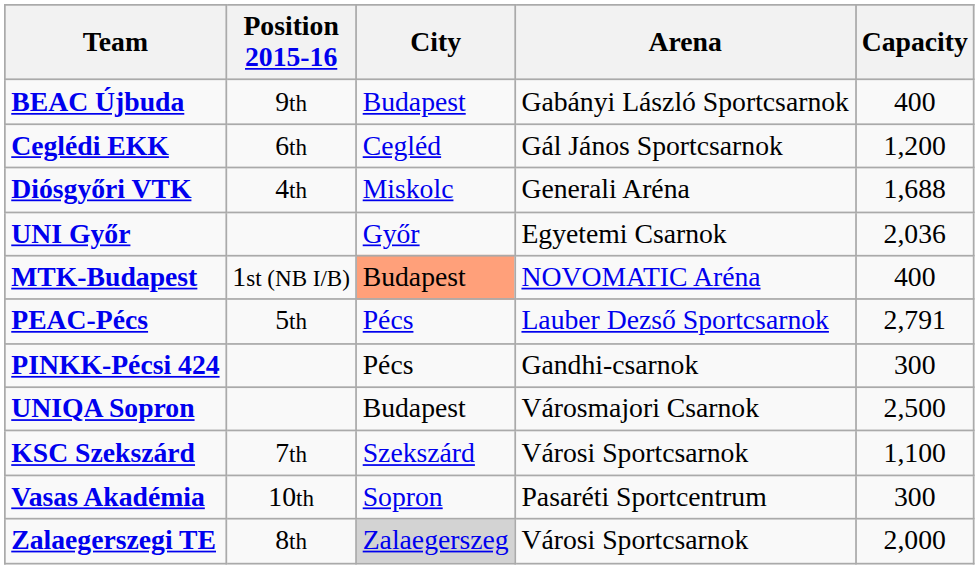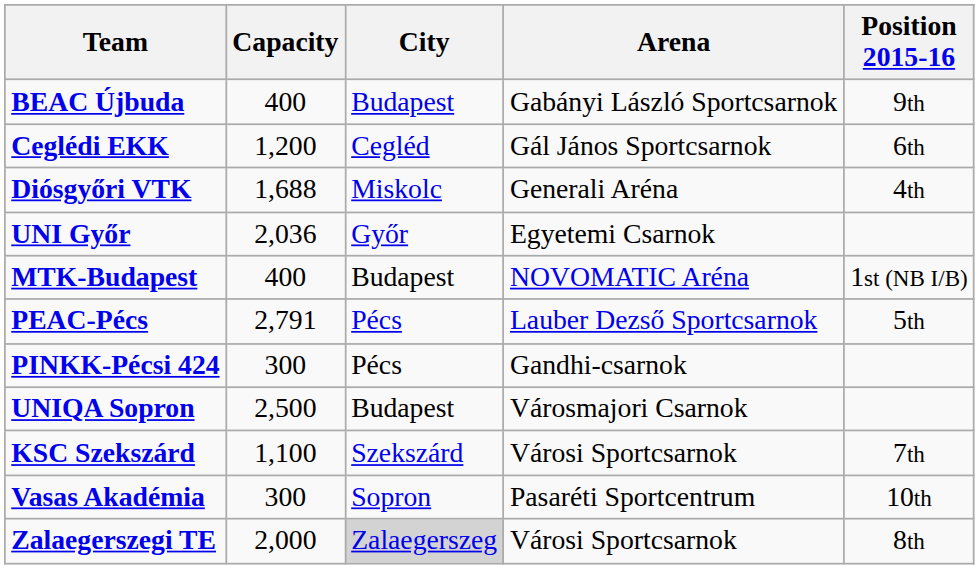columns swapped: (291, 42) <-> (915, 42)
(414, 277) lightsalmon background -> (403, 277) no background
